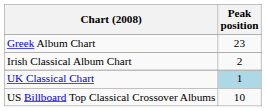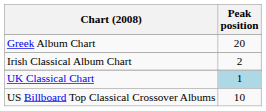(239, 43) 23 -> (239, 43) 20
